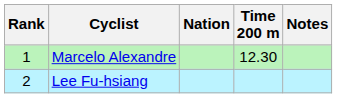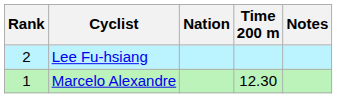rows swapped: (114, 57) <-> (100, 81)
